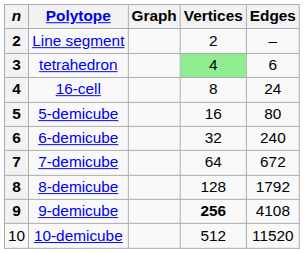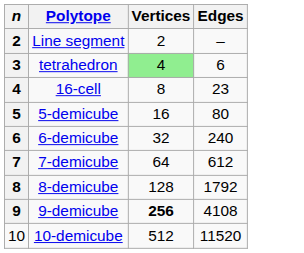- column: (154, 16)
(273, 89) 24 -> (221, 89) 23
(273, 162) 672 -> (221, 162) 612
